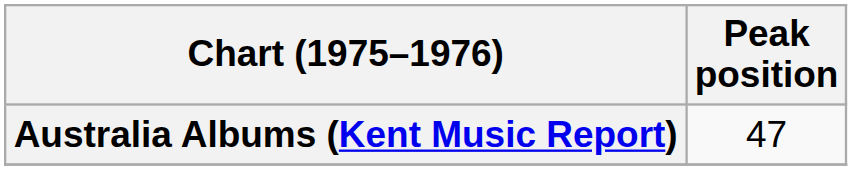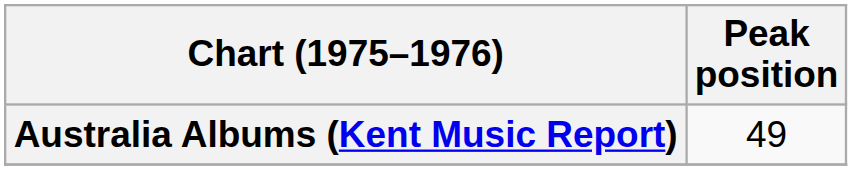(767, 134) 47 -> (767, 134) 49
